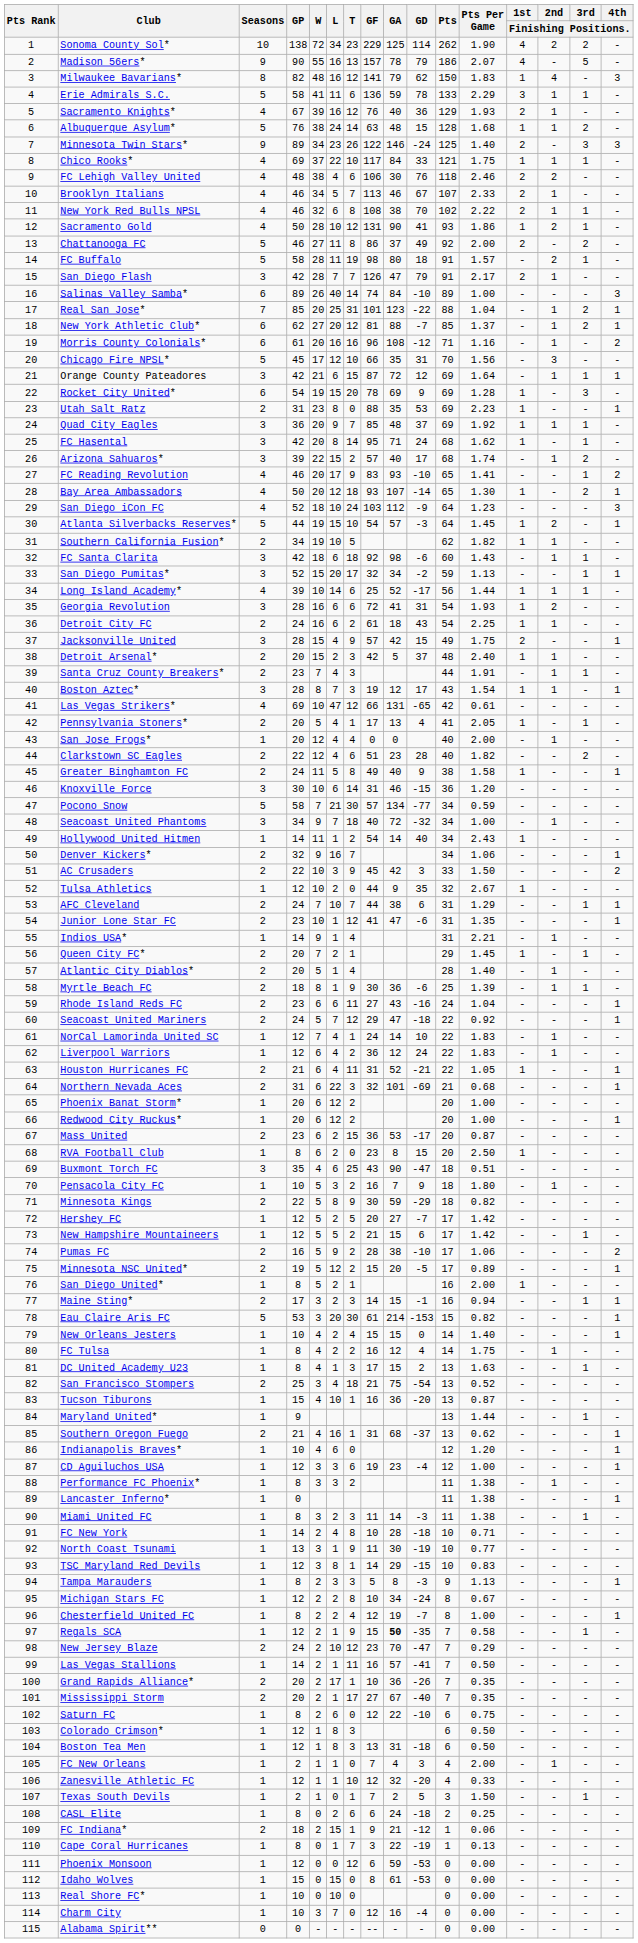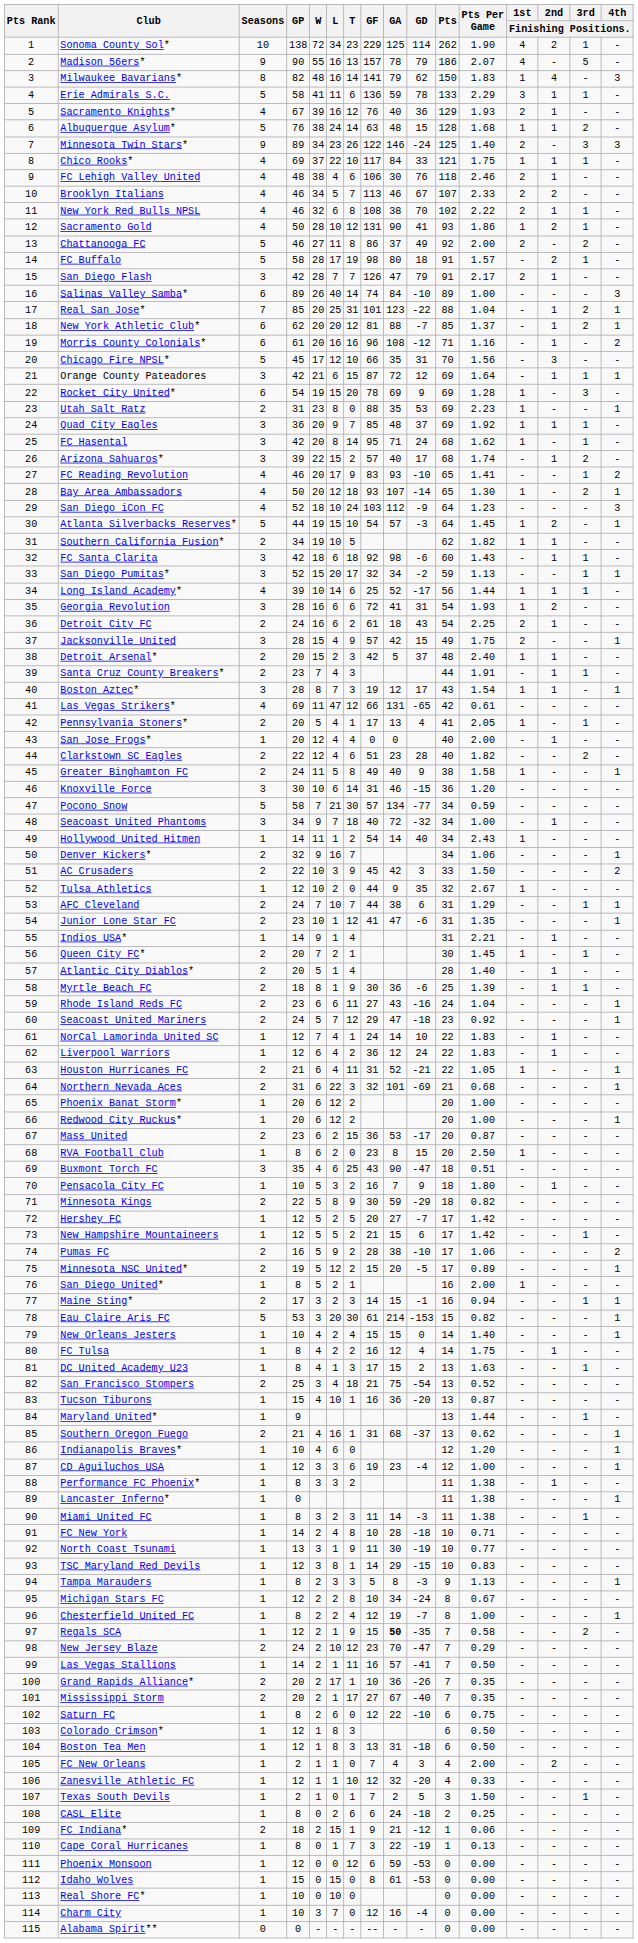(586, 46) 2 -> (586, 46) 1
(352, 79) 12 -> (352, 79) 14
(554, 178) 2 -> (554, 178) 1
(554, 194) 1 -> (554, 194) 2
(335, 261) 11 -> (335, 261) 17
(318, 327) 27 -> (318, 327) 20
(522, 624) 1 -> (522, 624) 2
(318, 707) 10 -> (318, 707) 11
(448, 955) 29 -> (448, 955) 30
(448, 1021) 22 -> (448, 1021) 23
(586, 1632) 1 -> (586, 1632) 2
(554, 1764) 1 -> (554, 1764) 2
